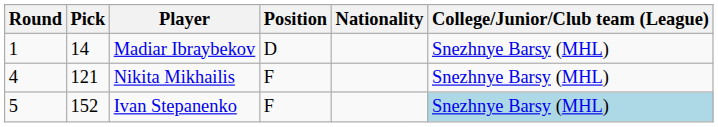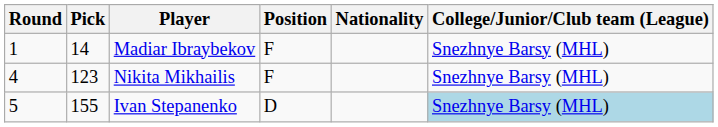(270, 48) D -> (269, 48) F
(84, 77) 121 -> (84, 77) 123
(84, 106) 152 -> (84, 106) 155
(269, 106) F -> (270, 106) D
